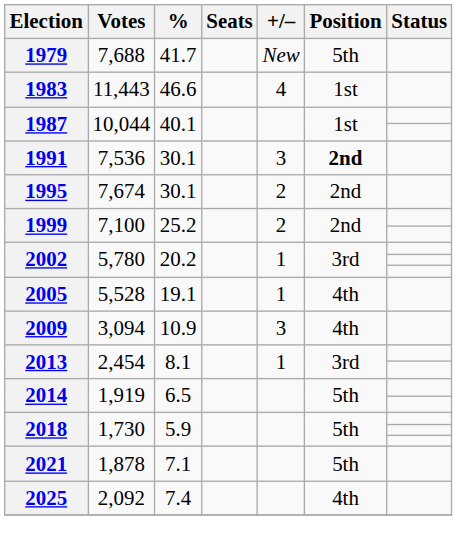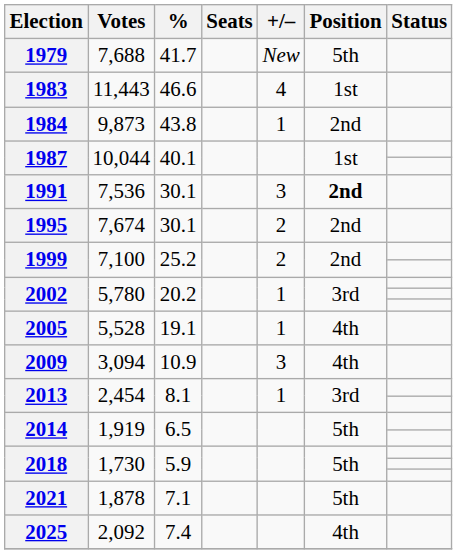+ row: (46, 123)
